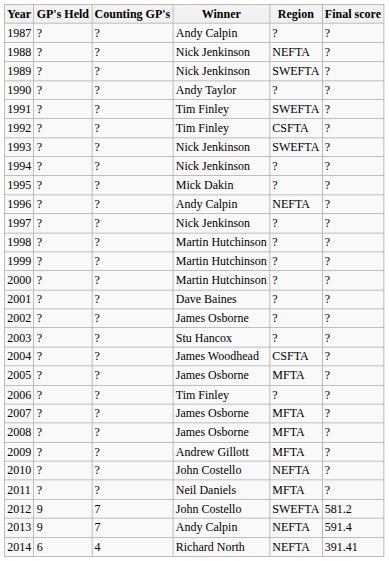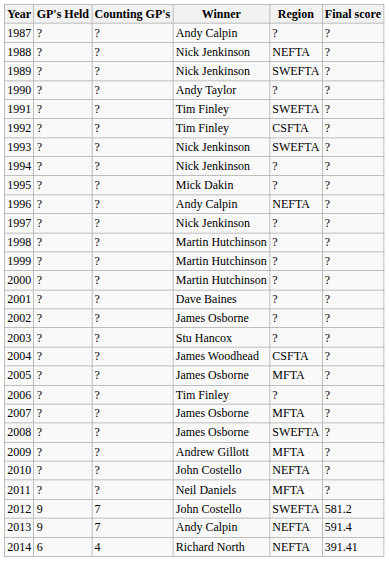(288, 432) MFTA -> (296, 432) SWEFTA
